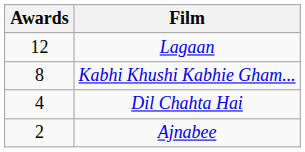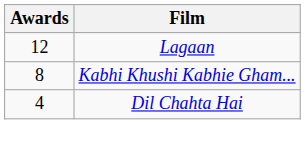- row: (187, 132)
